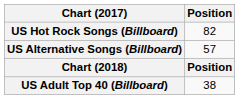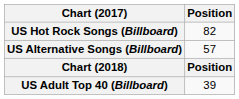(210, 85) 38 -> (210, 85) 39
